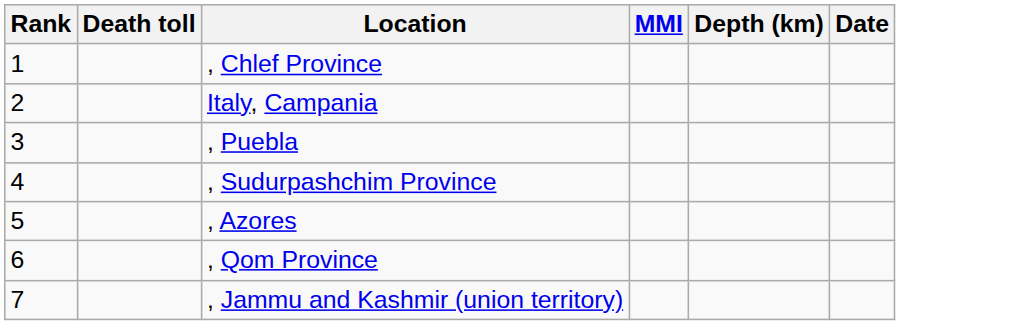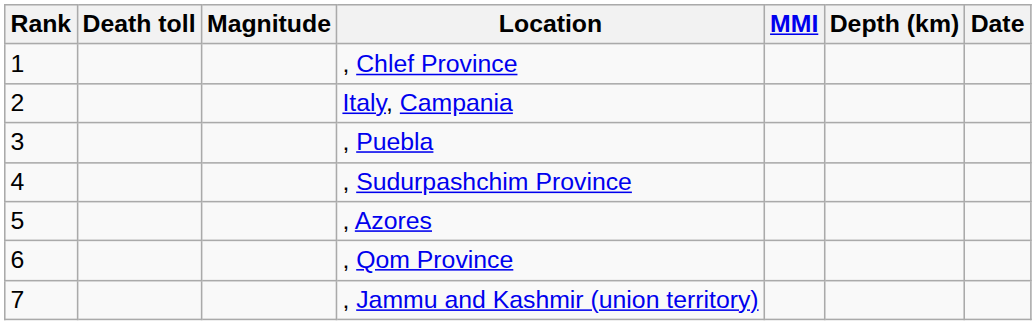+ column: (269, 24)
